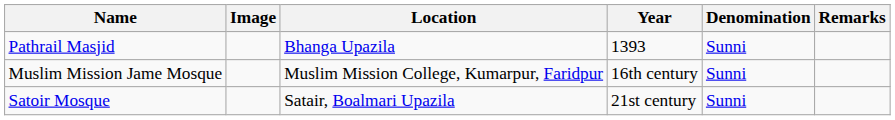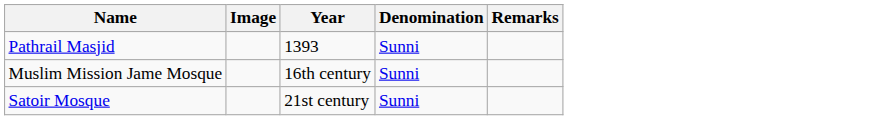- column: (444, 18)
